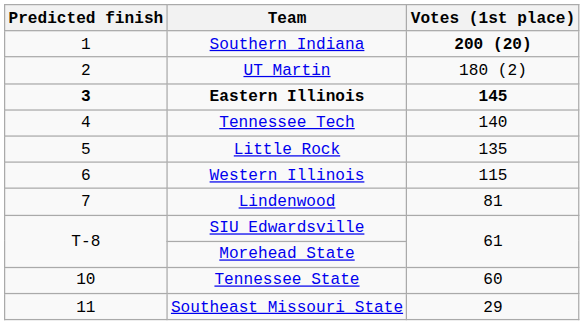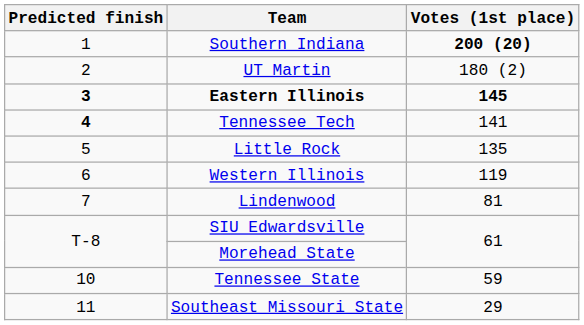(86, 123) normal -> (86, 123) bold
(493, 123) 140 -> (493, 123) 141
(493, 175) 115 -> (493, 175) 119
(493, 280) 60 -> (493, 280) 59
